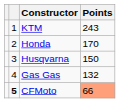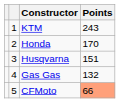(91, 59) 150 -> (91, 59) 151
(14, 91) bold -> (14, 91) normal
